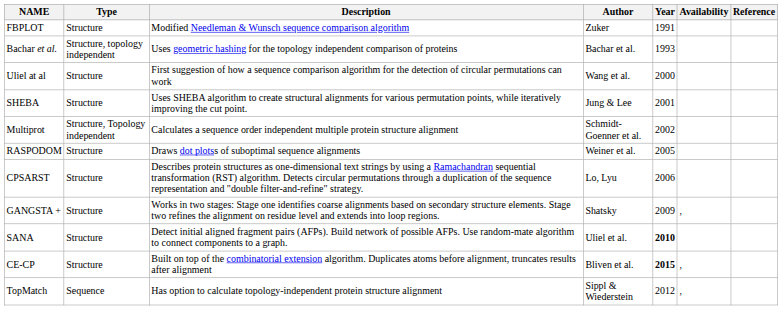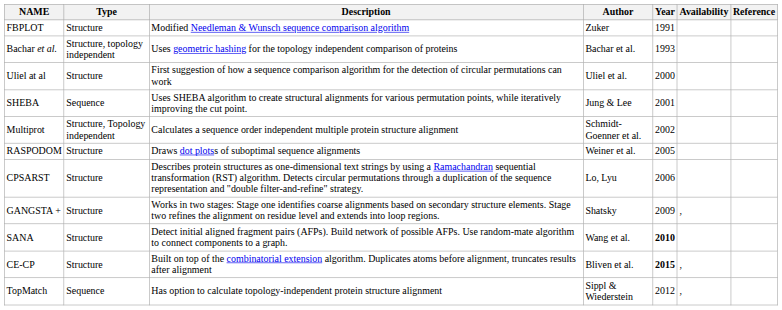(608, 76) Wang et al. -> (606, 76) Uliel et al.
(84, 103) Structure -> (85, 103) Sequence
(606, 237) Uliel et al. -> (608, 237) Wang et al.
